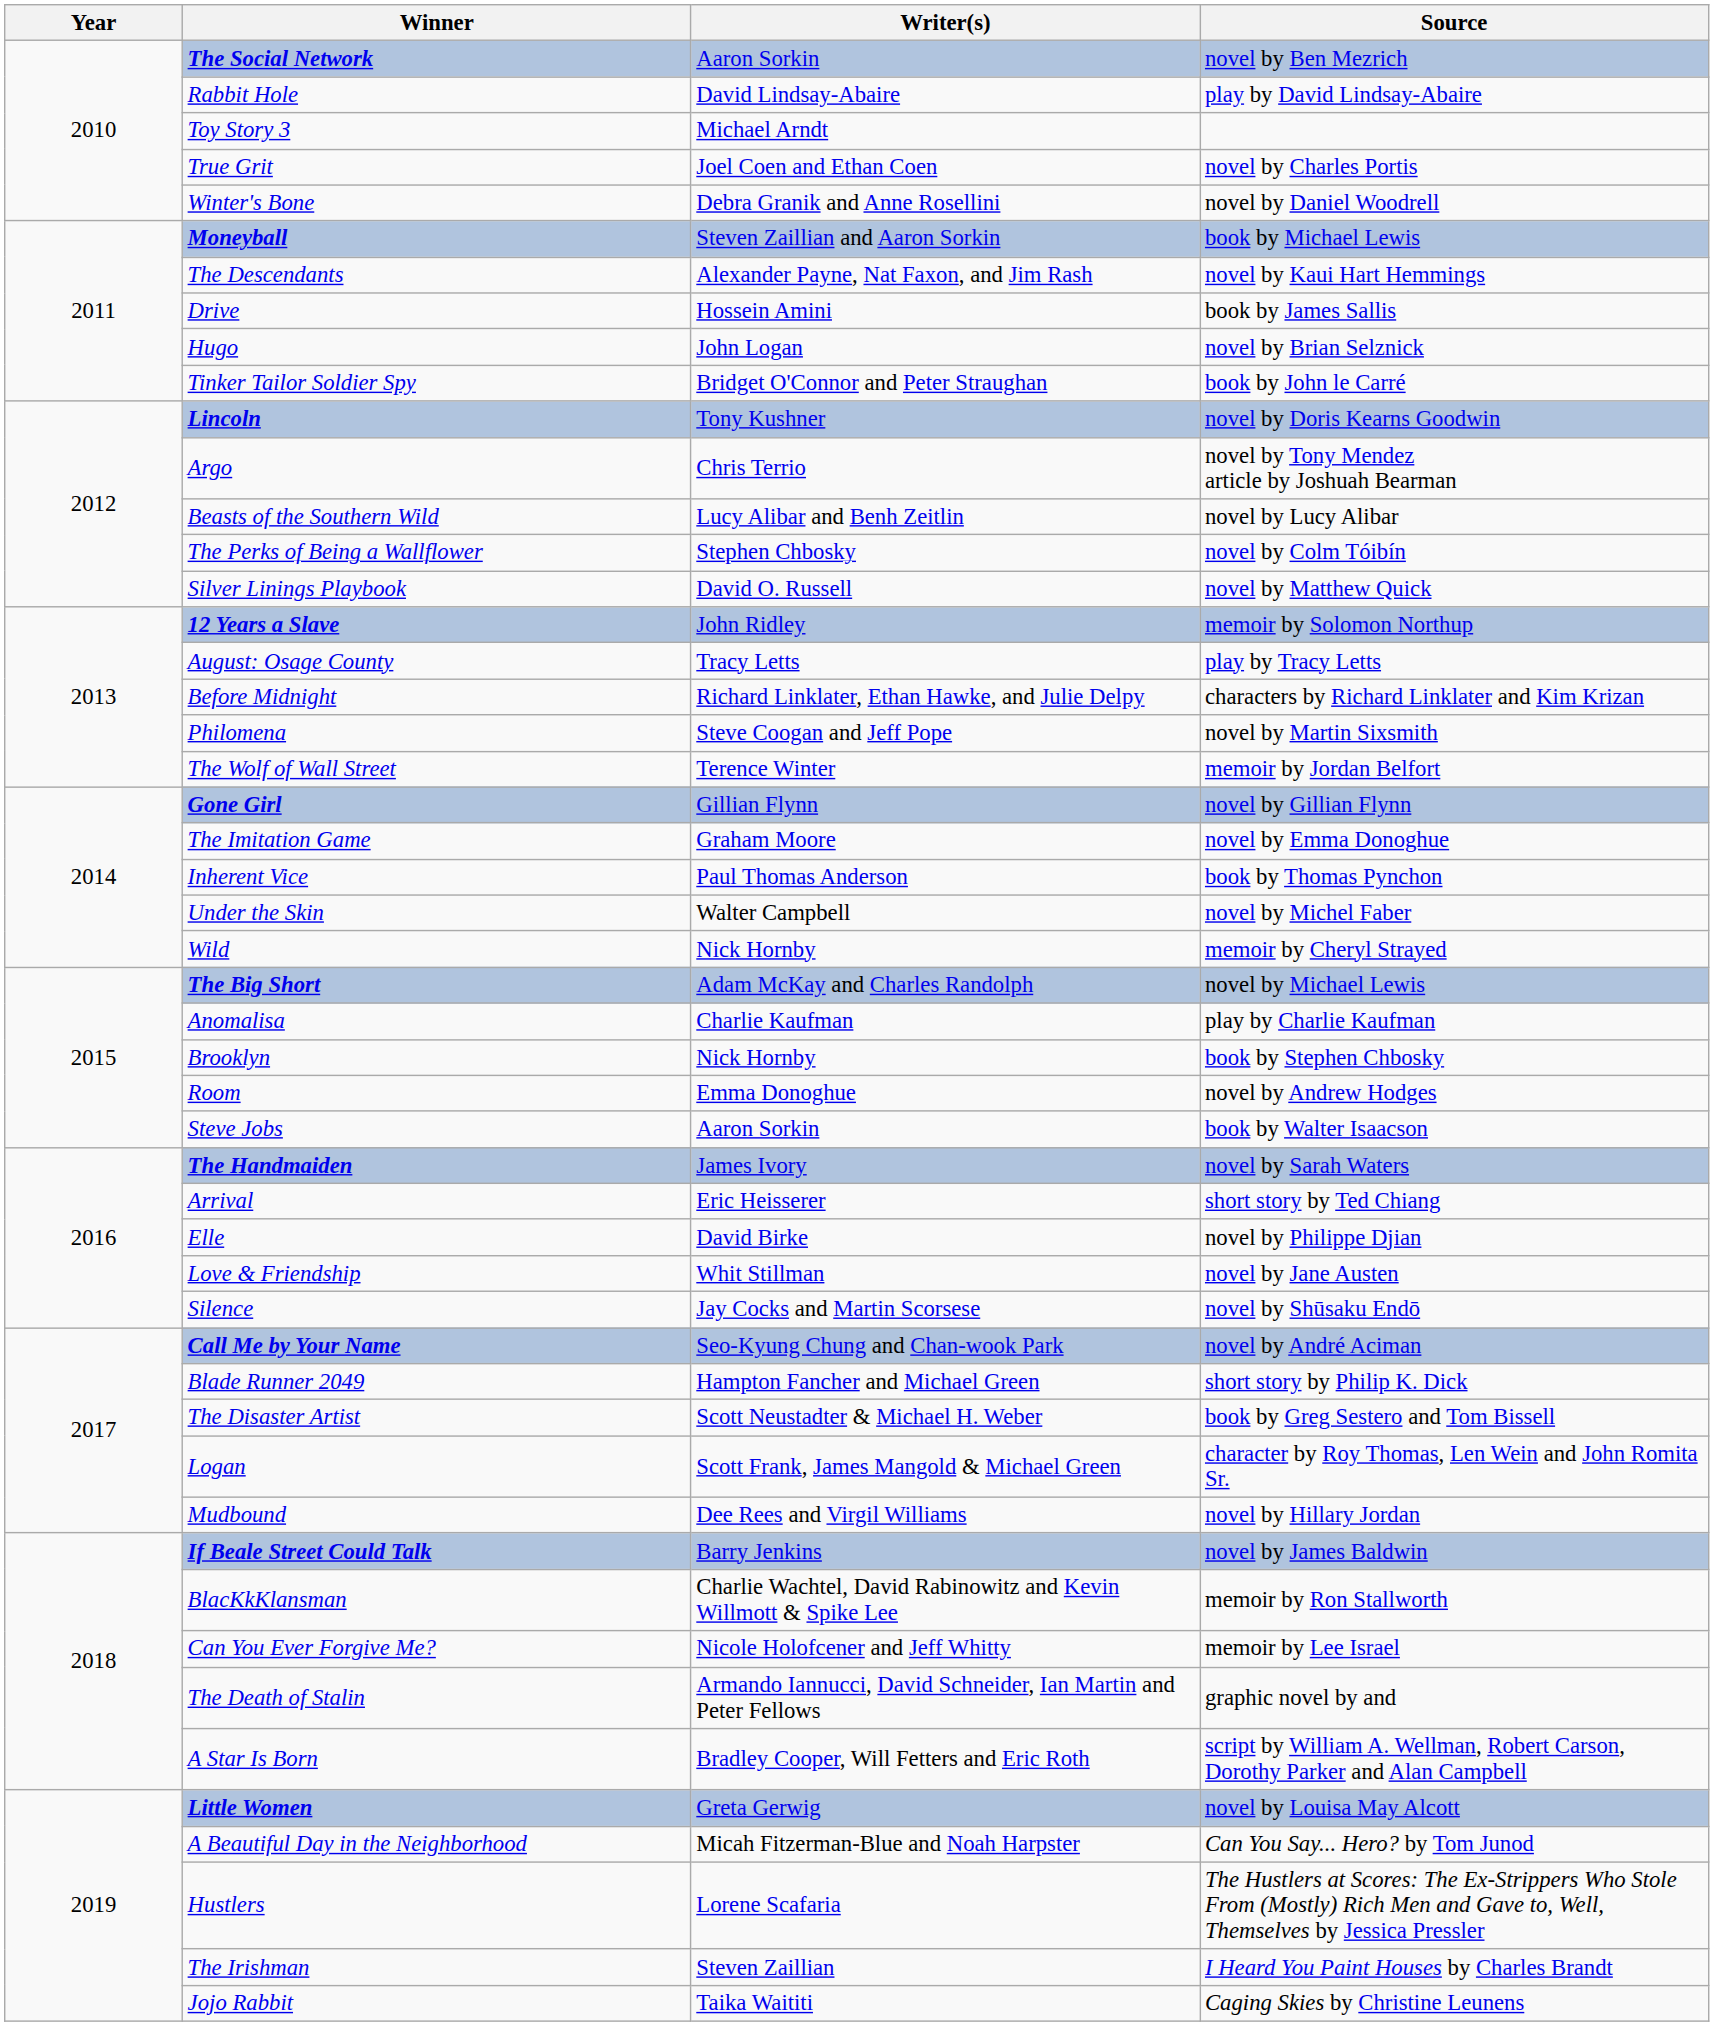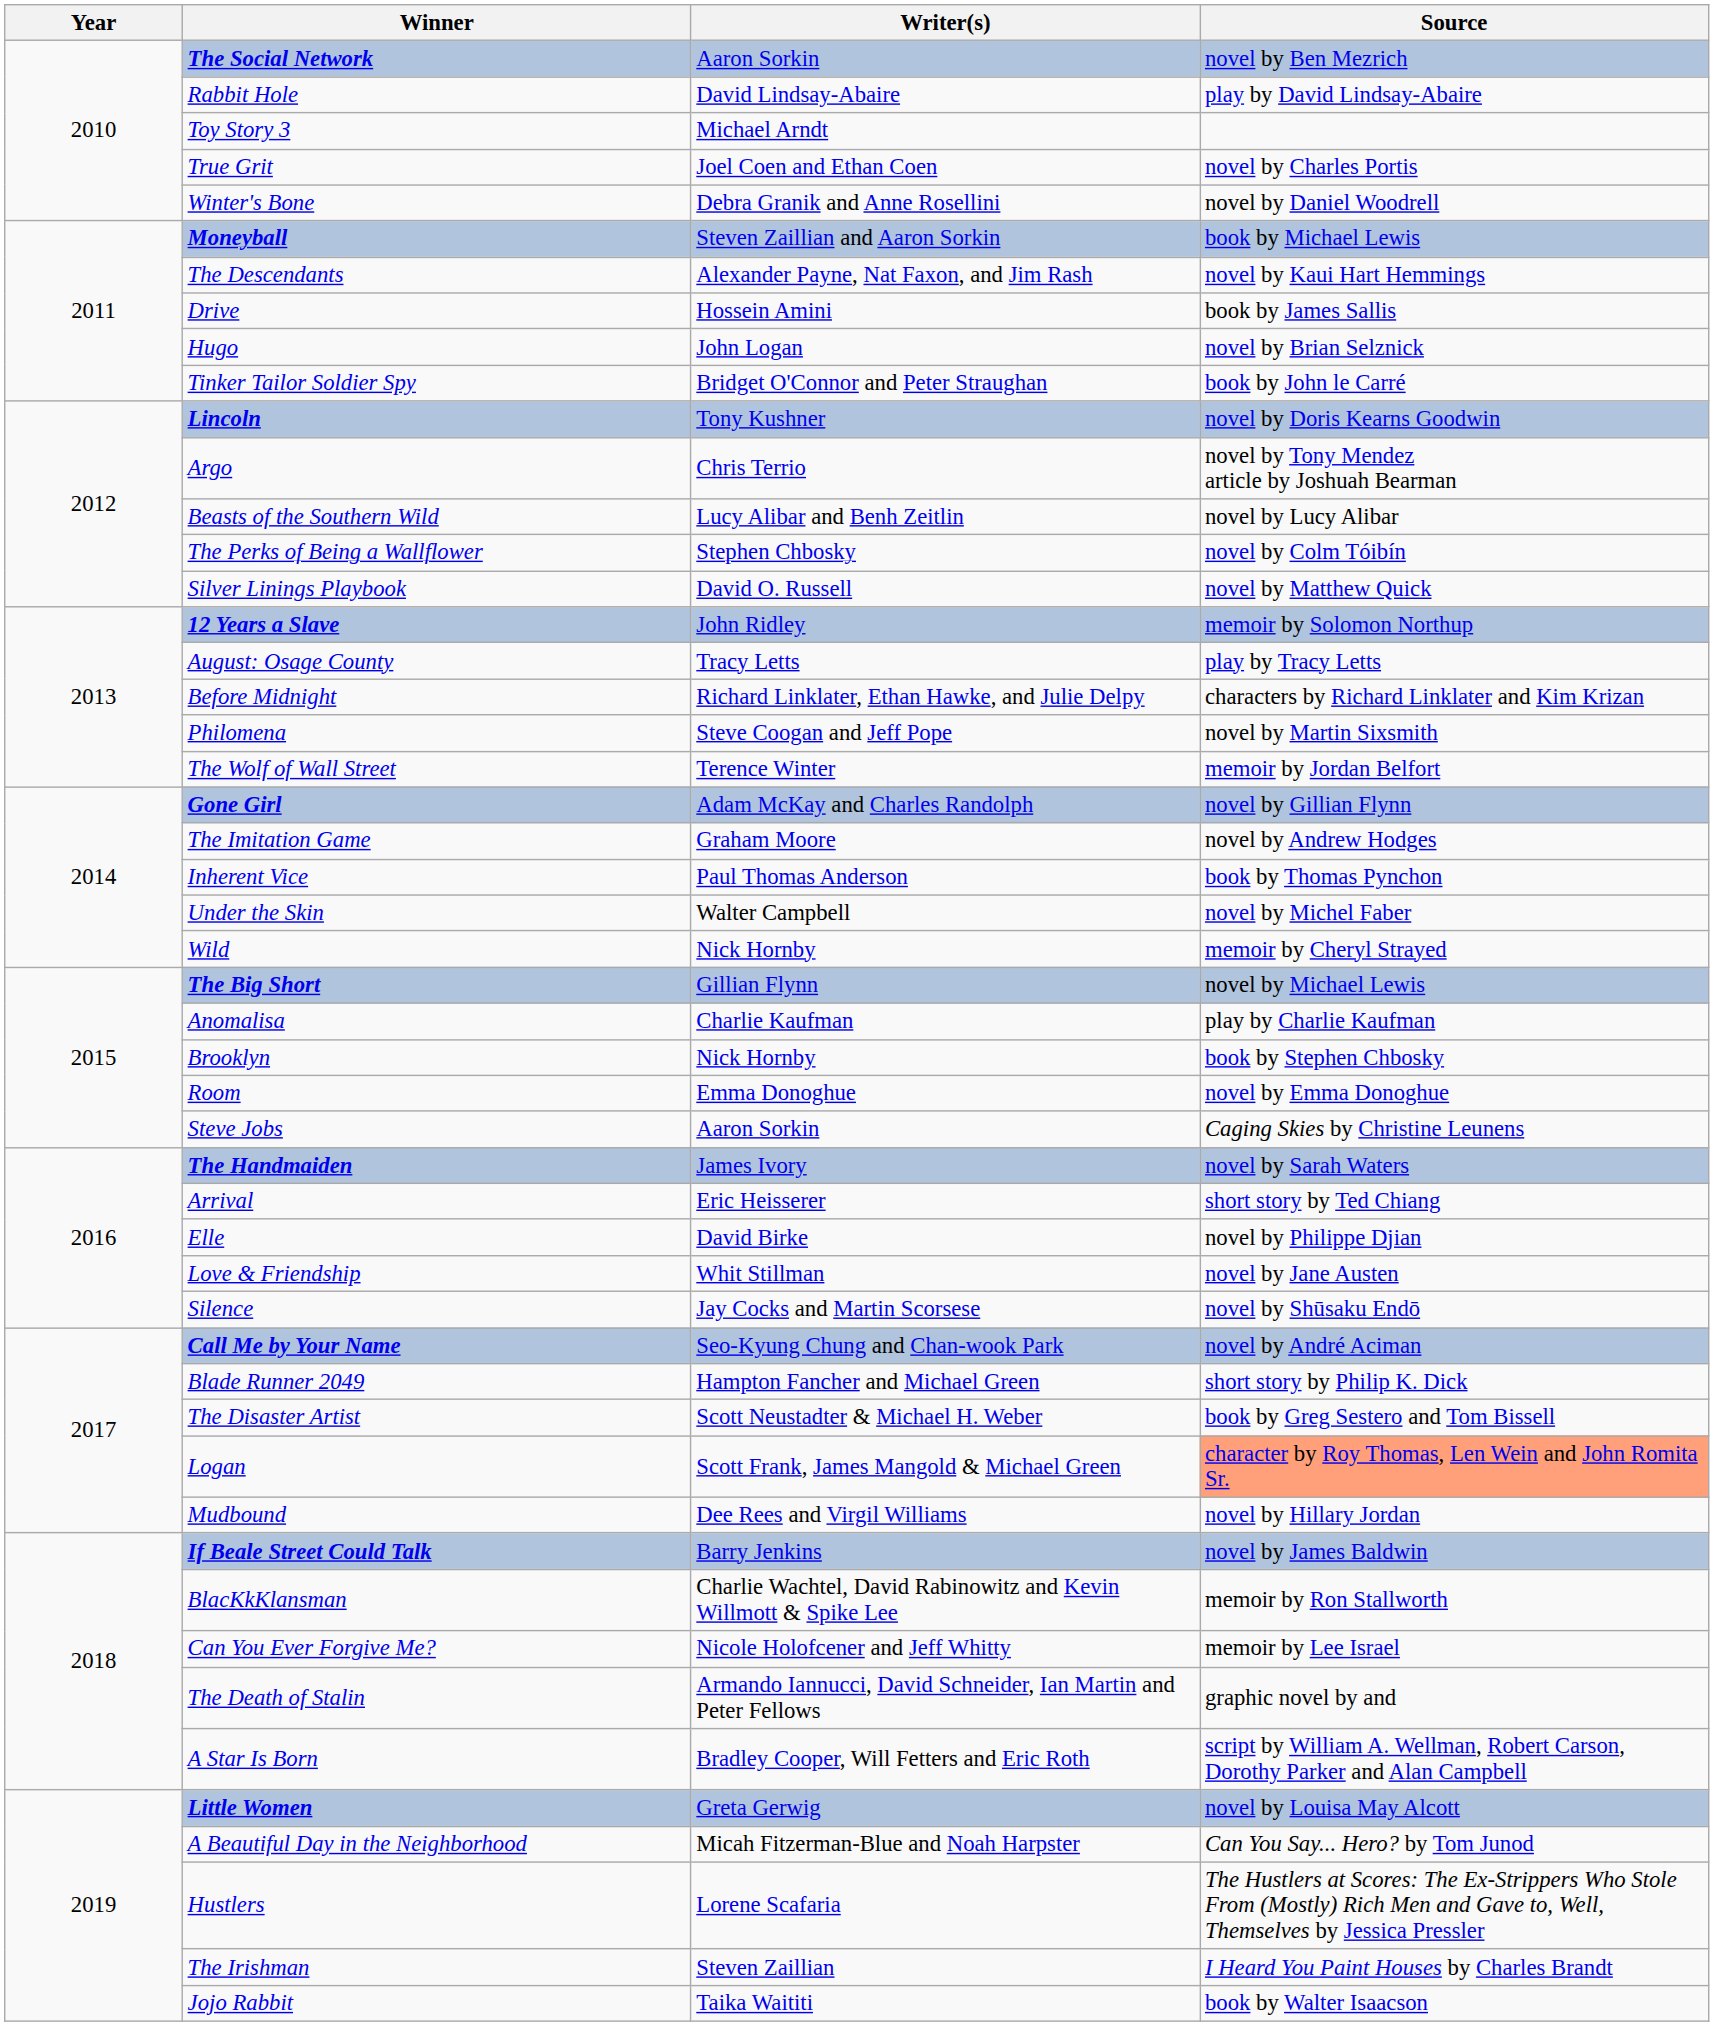(757, 804) Gillian Flynn -> (865, 804) Adam McKay and Charles Randolph
(1327, 840) novel by Emma Donoghue -> (1321, 840) novel by Andrew Hodges
(865, 984) Adam McKay and Charles Randolph -> (757, 984) Gillian Flynn
(1321, 1093) novel by Andrew Hodges -> (1327, 1093) novel by Emma Donoghue
(1316, 1129) book by Walter Isaacson -> (1365, 1129) Caging Skies by Christine Leunens
(1451, 1466) no background -> (1451, 1466) lightsalmon background
(1365, 2003) Caging Skies by Christine Leunens -> (1316, 2003) book by Walter Isaacson
